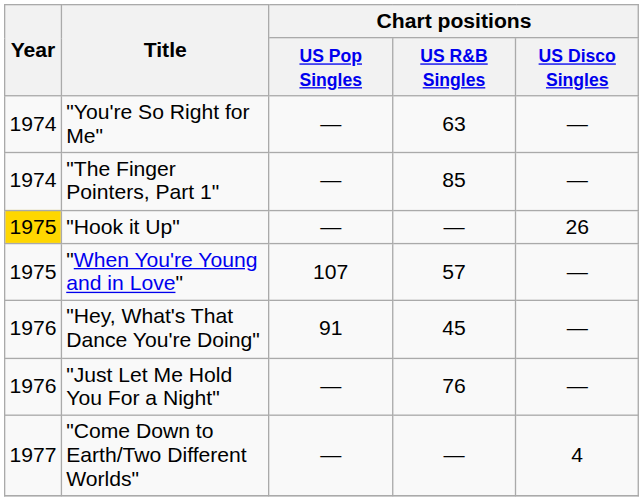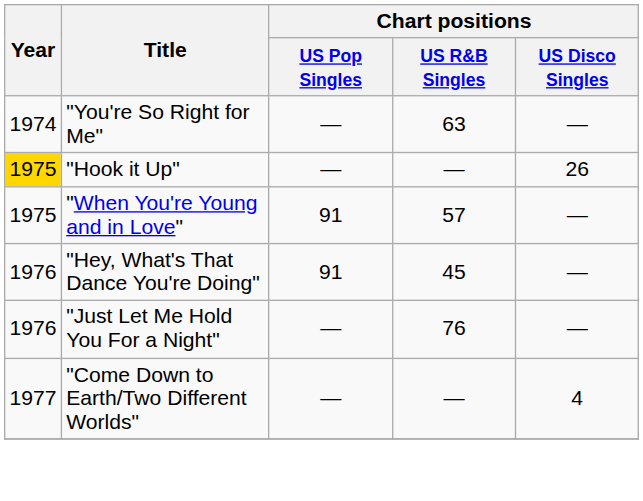- row: (143, 181)
(331, 271) 107 -> (331, 214) 91
